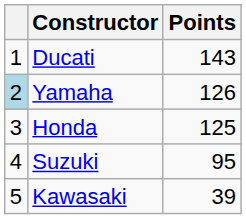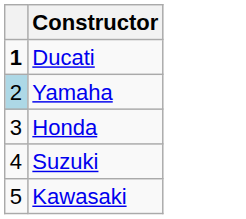- column: (202, 22)
(16, 57) normal -> (16, 57) bold
